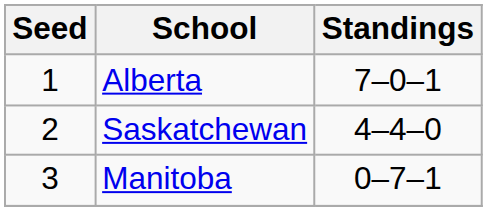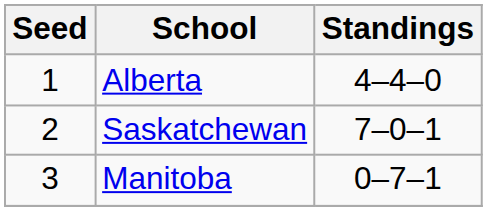(398, 79) 7–0–1 -> (398, 79) 4–4–0
(398, 129) 4–4–0 -> (398, 129) 7–0–1
